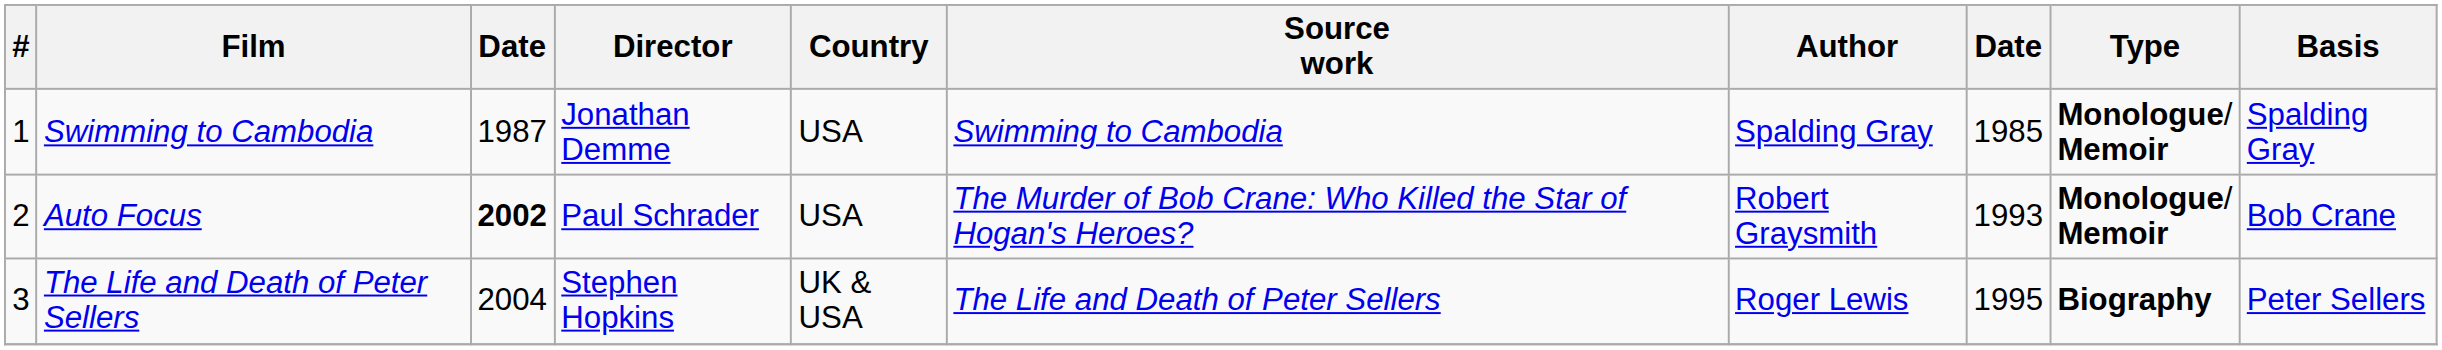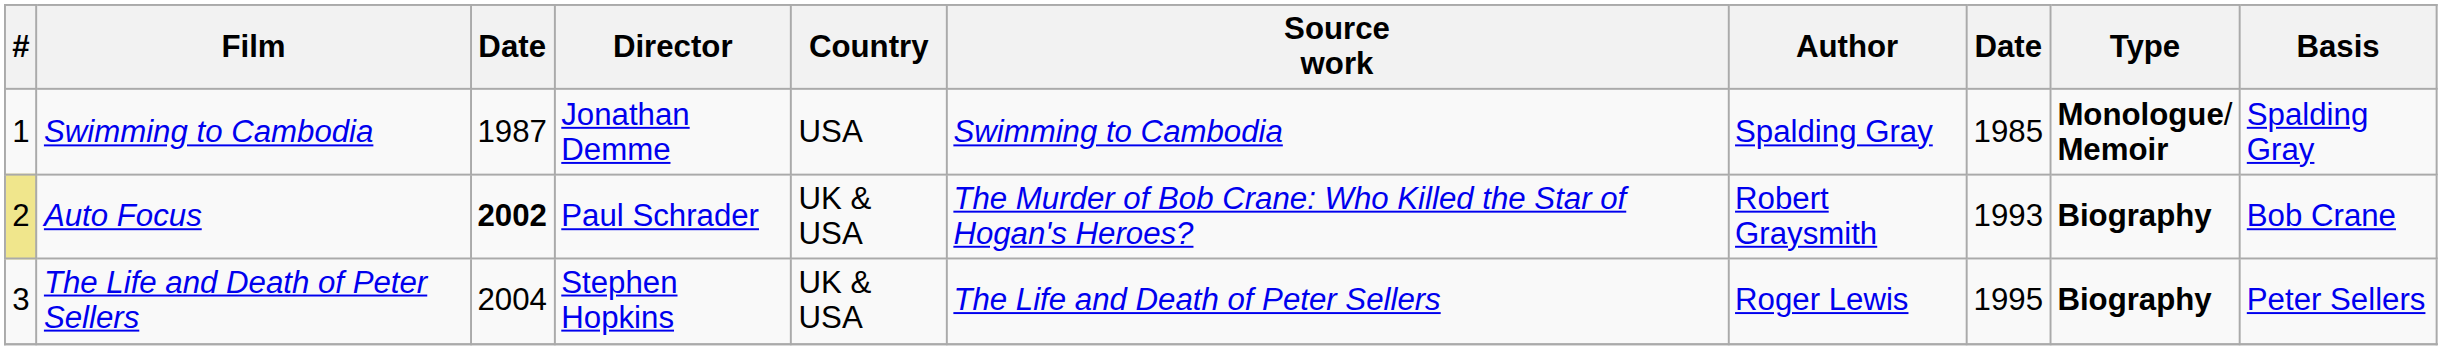(21, 215) no background -> (21, 215) khaki background
(831, 215) USA -> (835, 215) UK & USA
(2145, 215) Monologue/ Memoir -> (2135, 215) Biography
